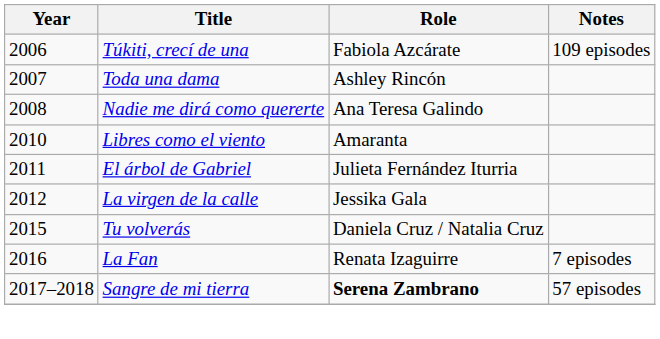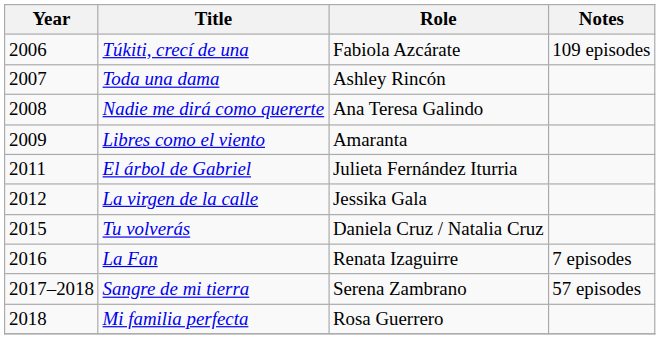(28, 139) 2010 -> (28, 139) 2009
(406, 288) bold -> (400, 288) normal
+ row: (175, 318)
